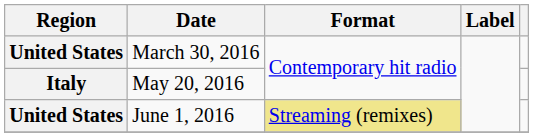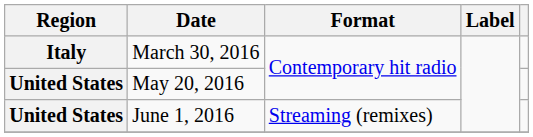(66, 52) United States -> (66, 52) Italy
(66, 83) Italy -> (66, 83) United States
(351, 115) khaki background -> (351, 115) no background
